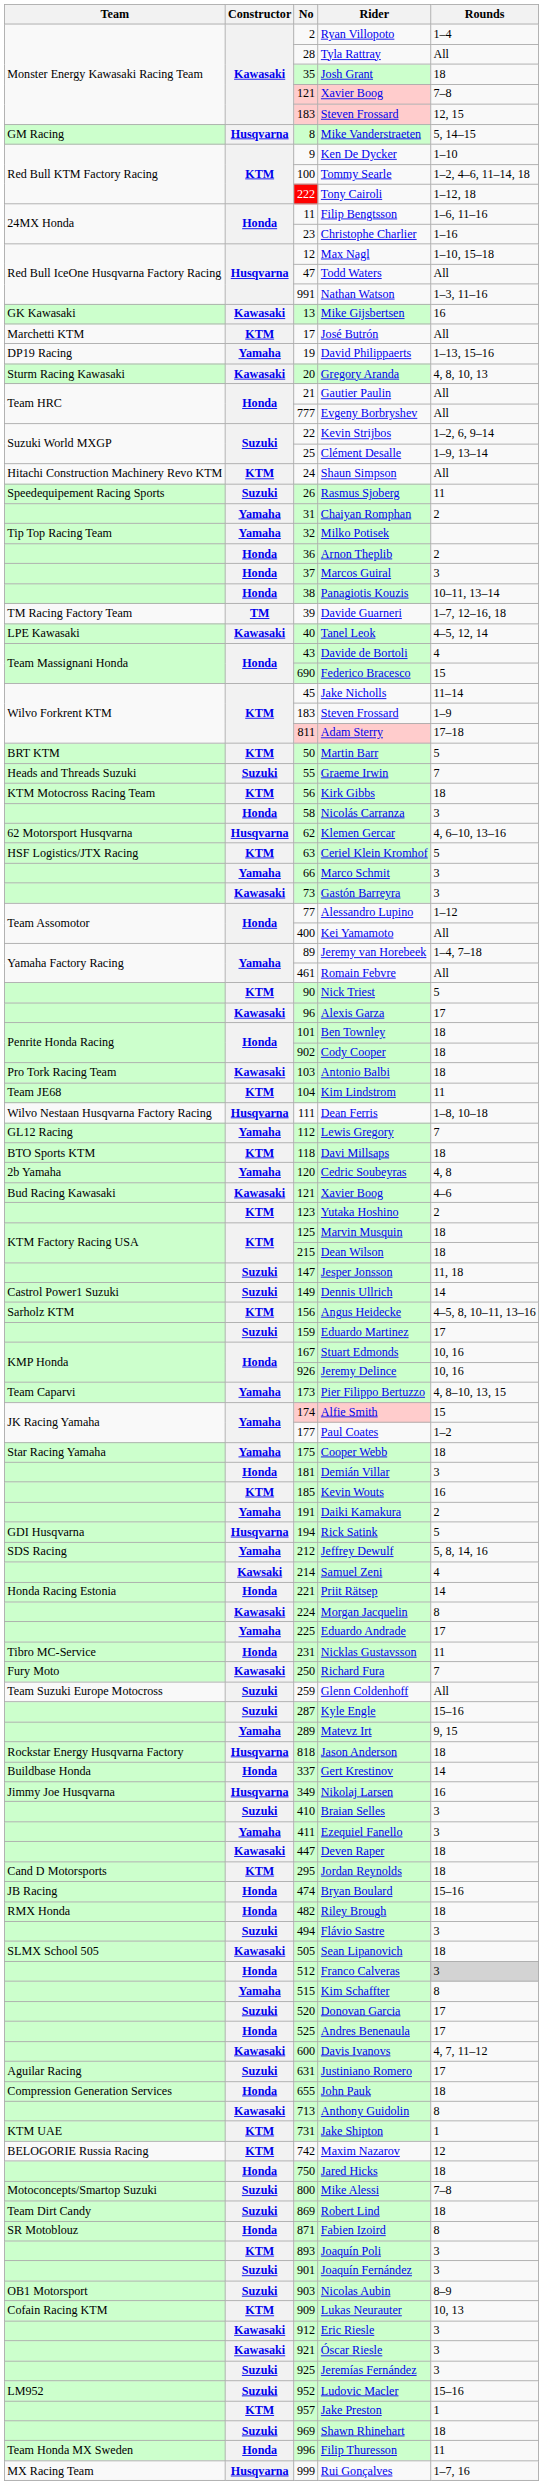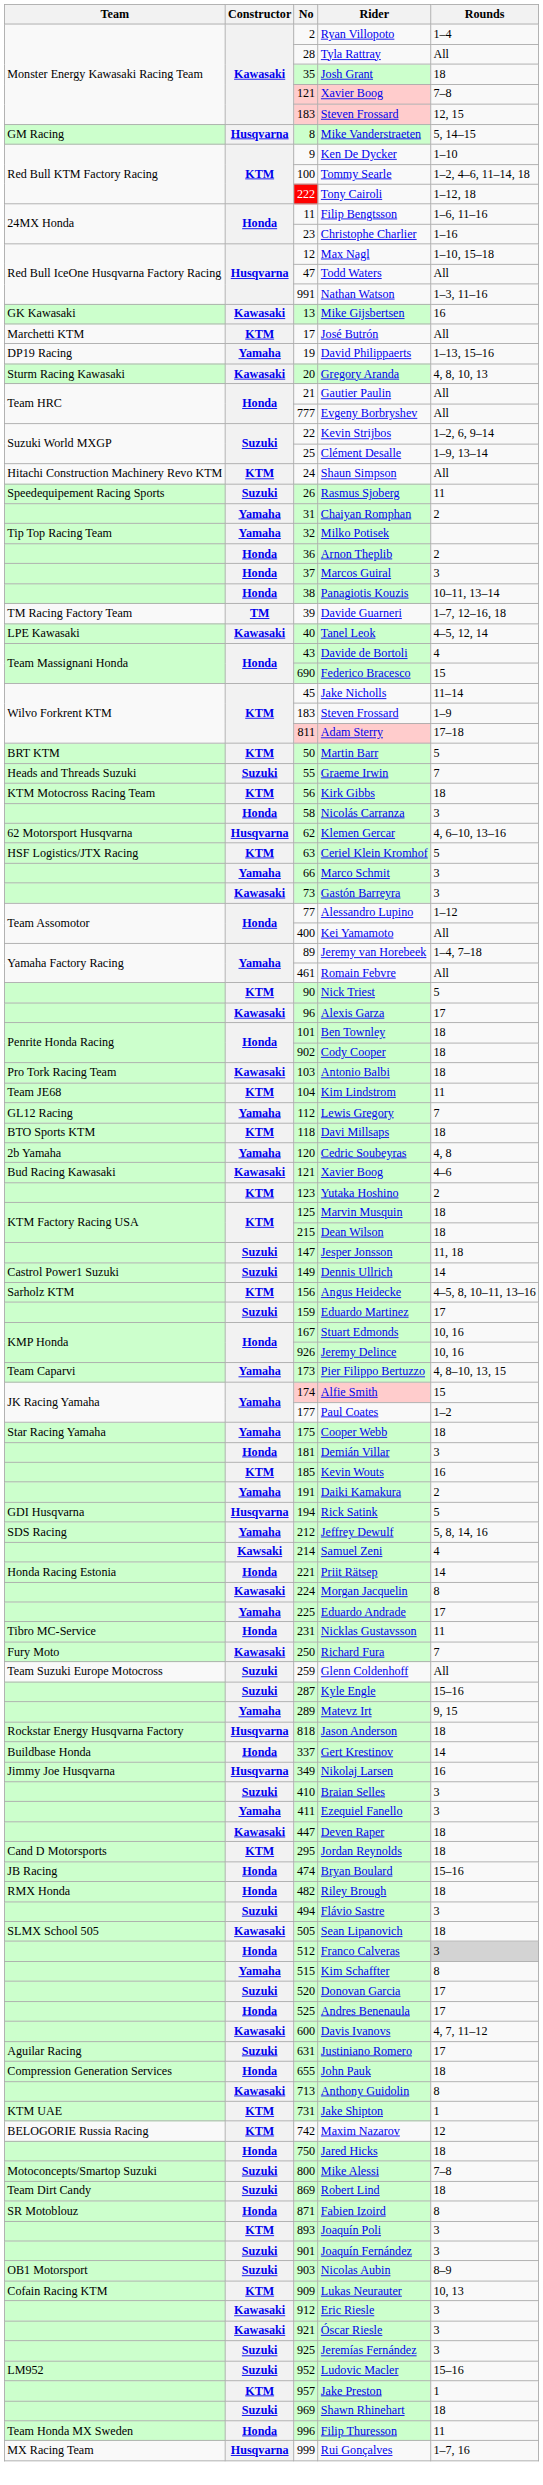- row: (110, 1112)
